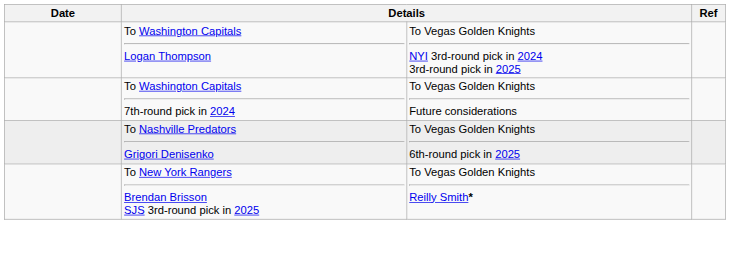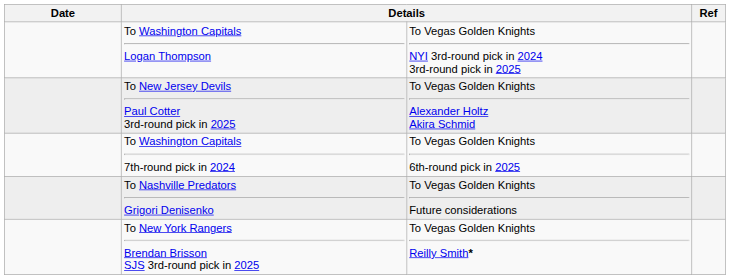+ row: (264, 105)
(549, 99) To Vegas Golden Knights Future considerations -> (549, 154) To Vegas Golden Knights 6th-round pick in 2025
(549, 142) To Vegas Golden Knights 6th-round pick in 2025 -> (549, 197) To Vegas Golden Knights Future considerations
